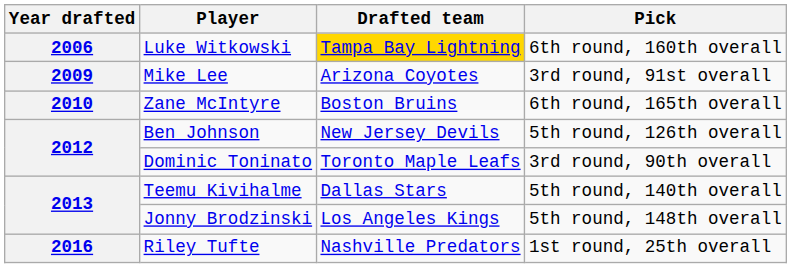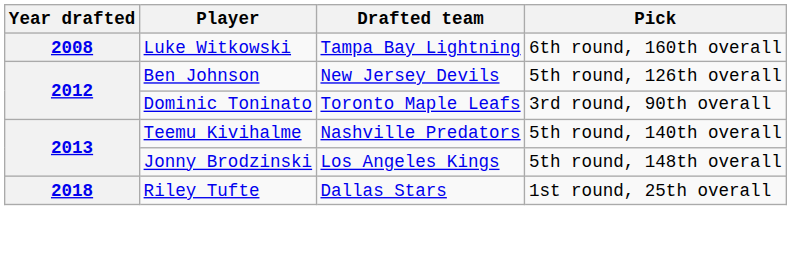(72, 48) 2006 -> (72, 48) 2008
(421, 48) gold background -> (421, 48) no background
- row: (186, 76)
- row: (212, 105)
(384, 191) Dallas Stars -> (421, 133) Nashville Predators
(72, 248) 2016 -> (72, 191) 2018
(421, 248) Nashville Predators -> (384, 191) Dallas Stars
